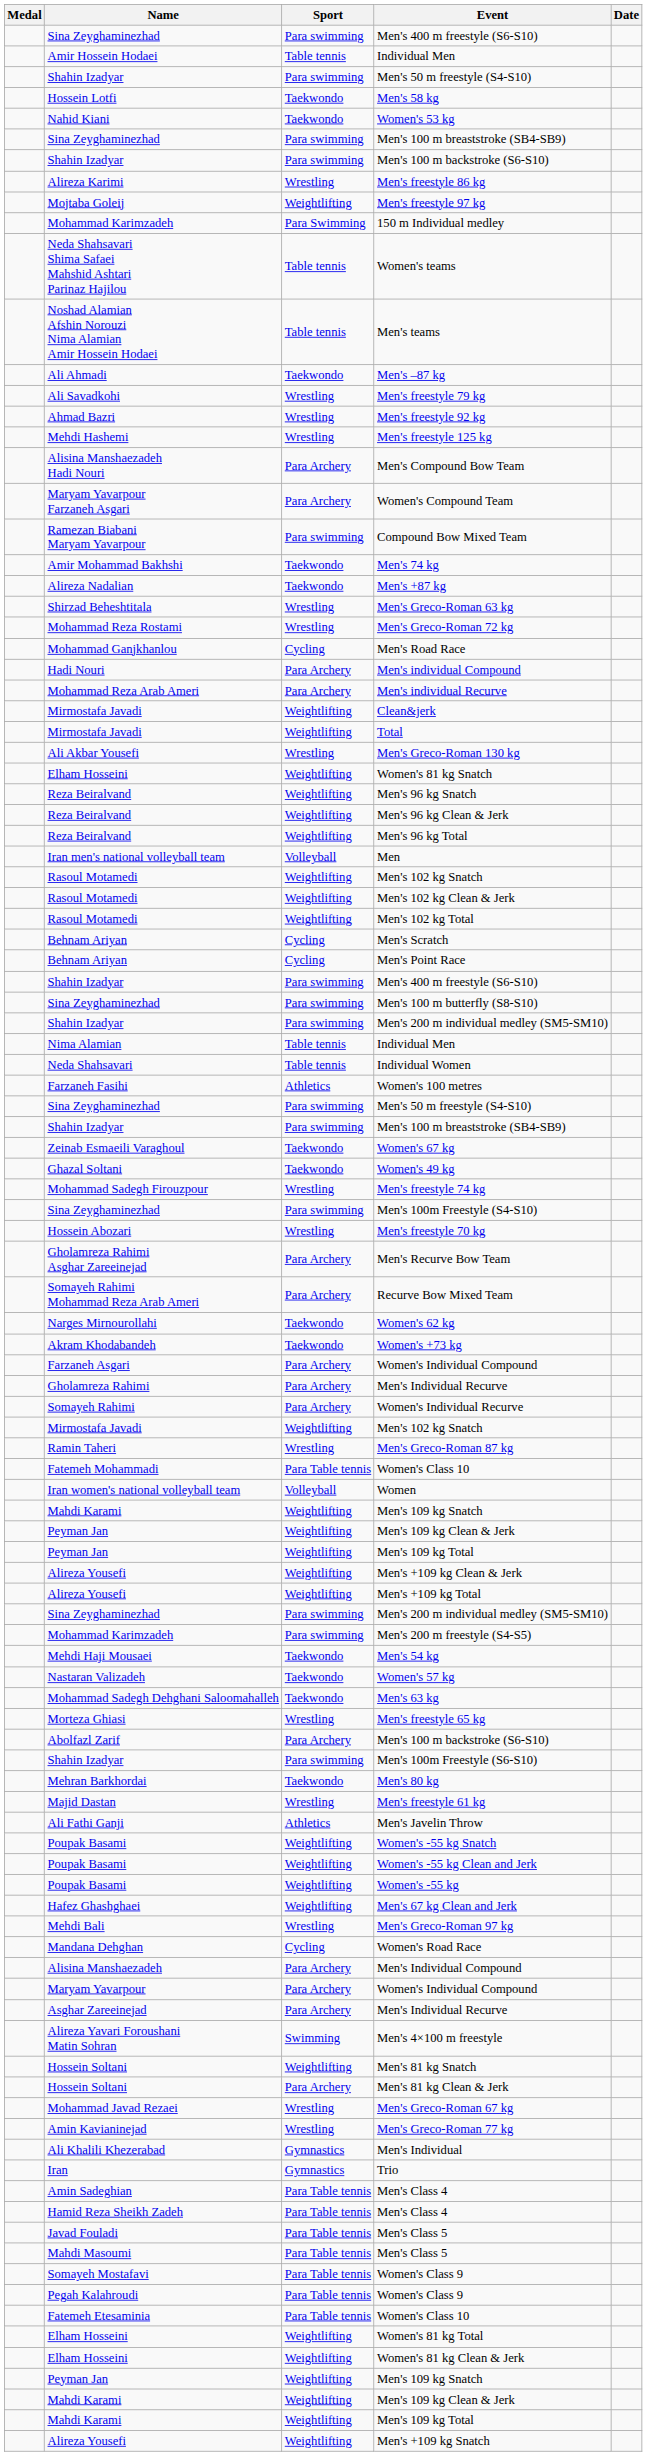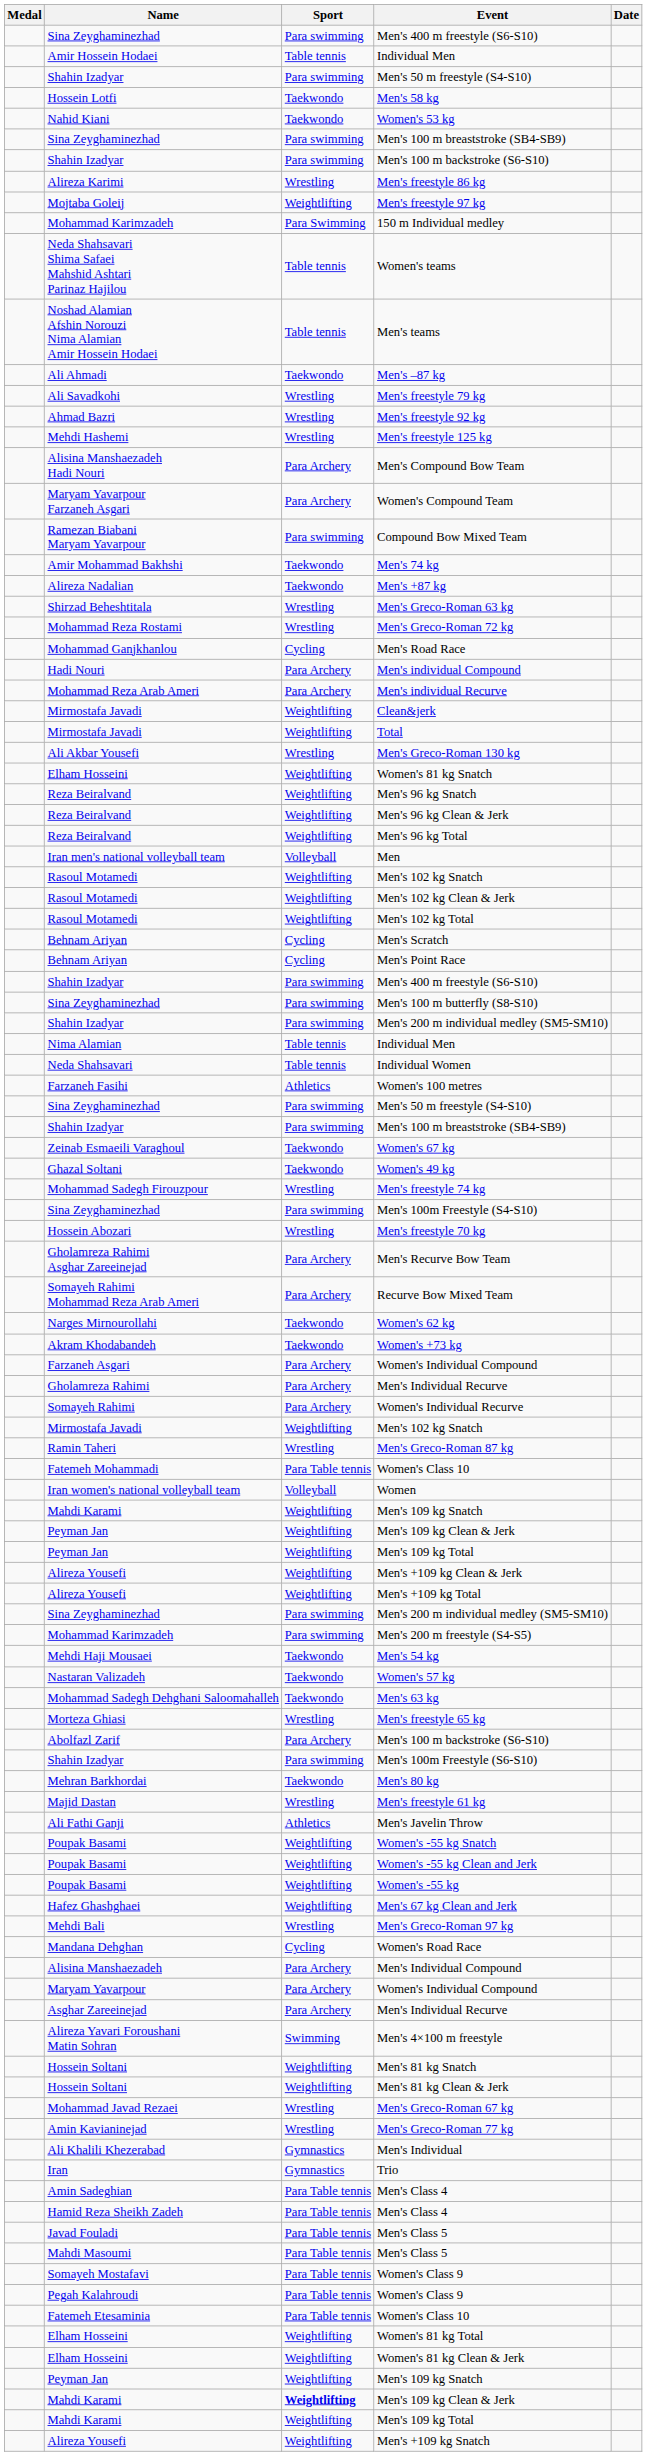(318, 2087) Para Archery -> (318, 2087) Weightlifting
(318, 2399) normal -> (320, 2399) bold
